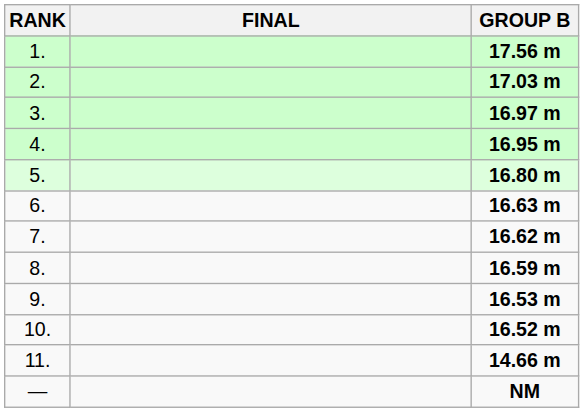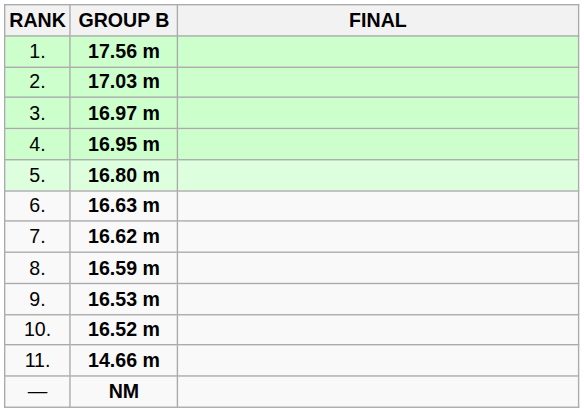columns swapped: (271, 21) <-> (525, 21)
